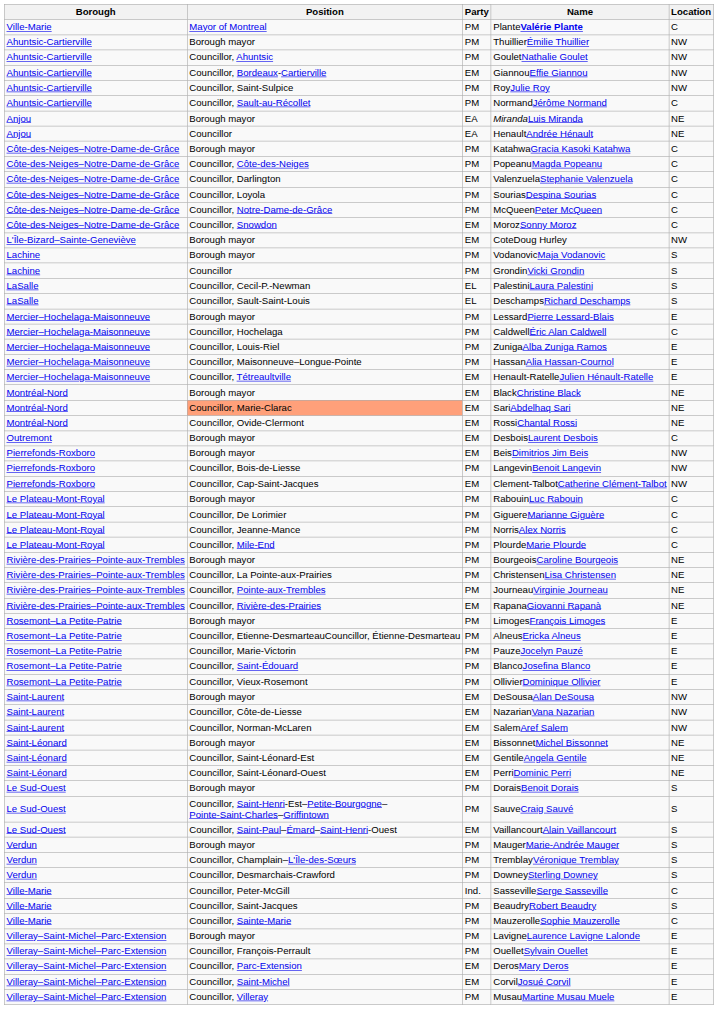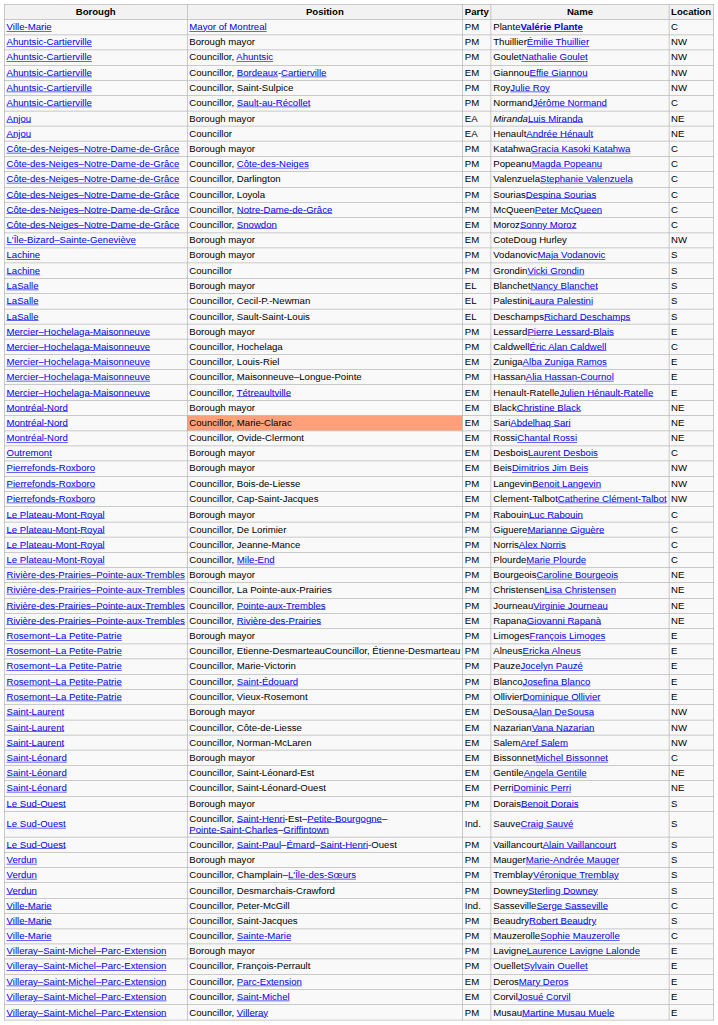+ row: (546, 286)
(473, 347) PM -> (473, 362) EM
(678, 742) NE -> (675, 758) C
(473, 809) PM -> (474, 824) Ind.
(473, 829) EM -> (473, 845) PM
